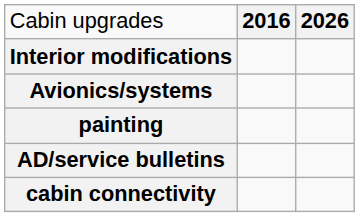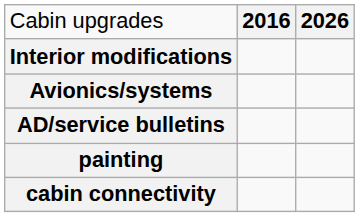rows swapped: (121, 125) <-> (121, 159)
